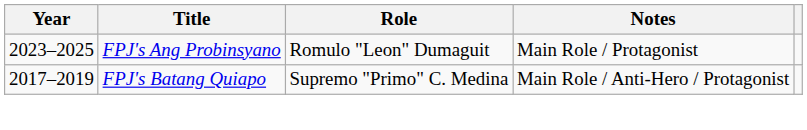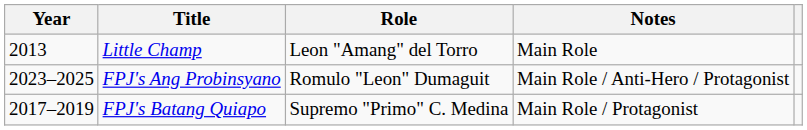+ row: (152, 49)
(608, 49) Main Role / Protagonist -> (653, 79) Main Role / Anti-Hero / Protagonist
(653, 79) Main Role / Anti-Hero / Protagonist -> (608, 109) Main Role / Protagonist
